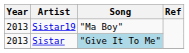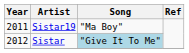(17, 26) 2013 -> (17, 26) 2011
(17, 41) 2013 -> (17, 41) 2012
